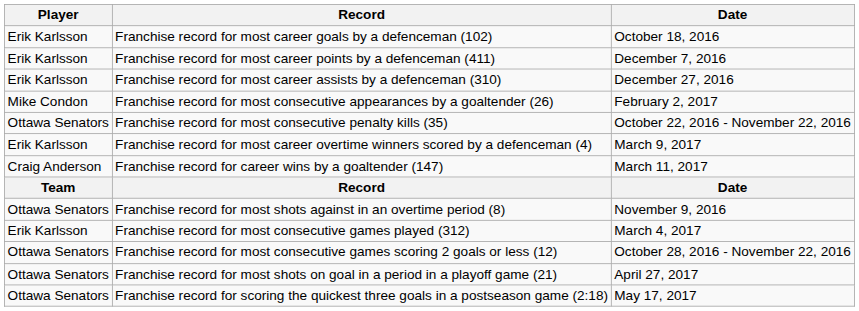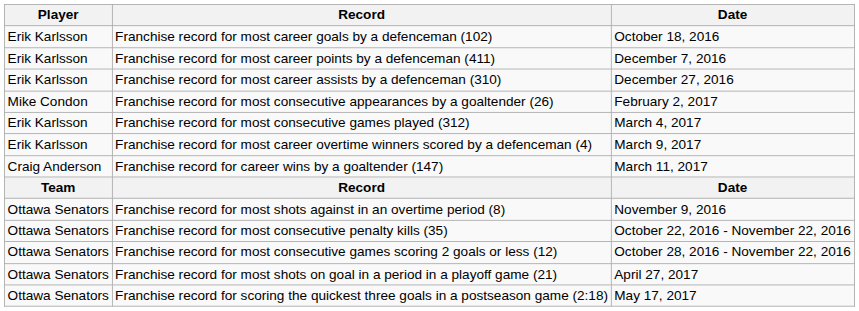rows swapped: (292, 230) <-> (281, 123)
